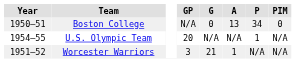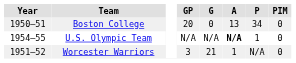(188, 24) N/A -> (188, 24) 20
(188, 38) 20 -> (188, 38) N/A
(234, 38) normal -> (234, 38) bold
(280, 38) N/A -> (280, 38) 0
(280, 52) N/A -> (280, 52) 0
